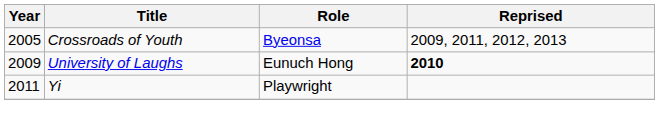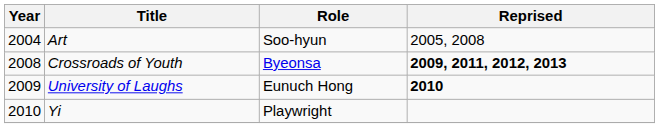+ row: (57, 39)
(24, 39) 2005 -> (24, 63) 2008
(488, 39) normal -> (488, 63) bold
(24, 87) 2011 -> (24, 110) 2010
